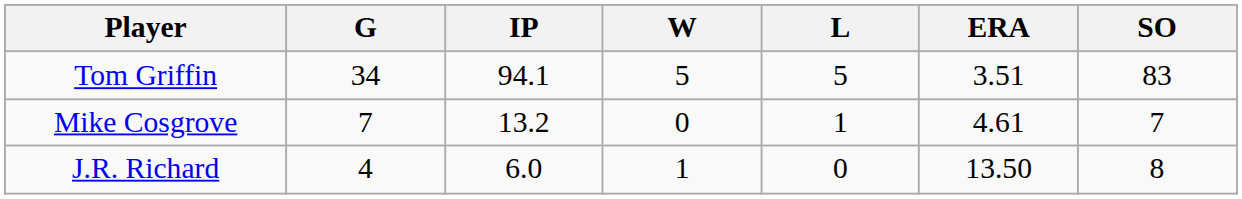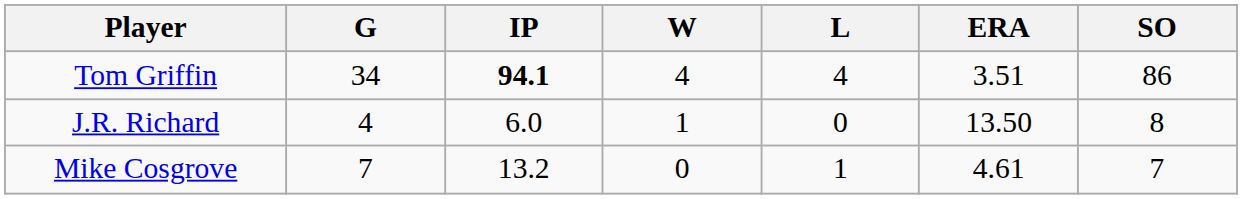(524, 74) normal -> (524, 74) bold
(682, 74) 5 -> (682, 74) 4
(840, 74) 5 -> (840, 74) 4
(1157, 74) 83 -> (1157, 74) 86
rows swapped: (146, 121) <-> (146, 168)
